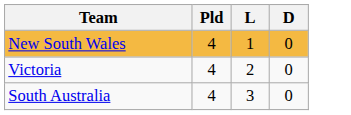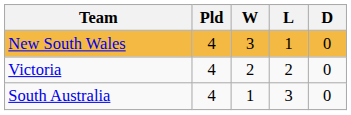+ column: (250, 17)
